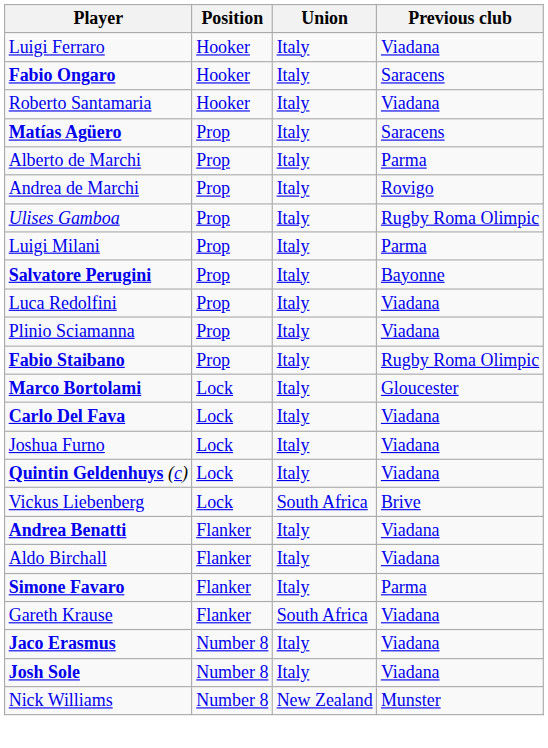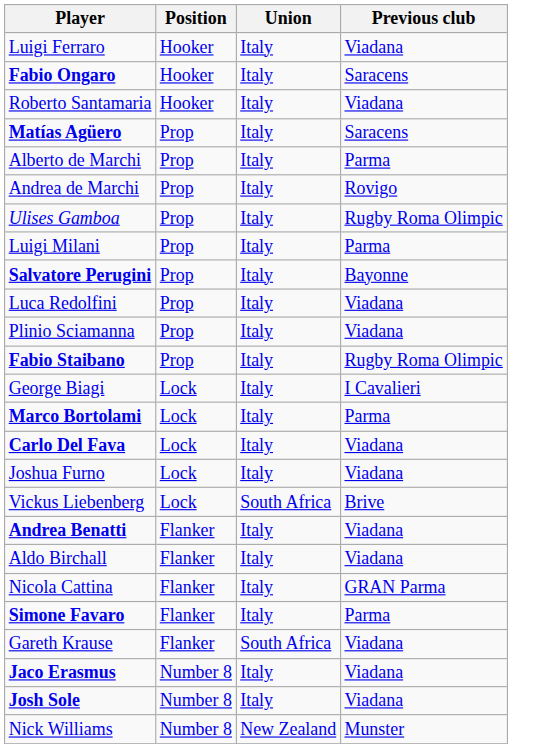+ row: (57, 388)
(420, 388) Gloucester -> (367, 416) Parma
- row: (98, 473)
+ row: (61, 587)
